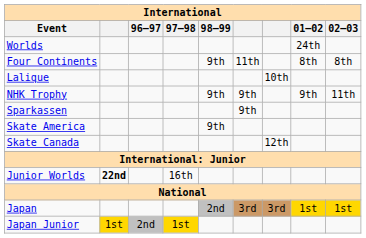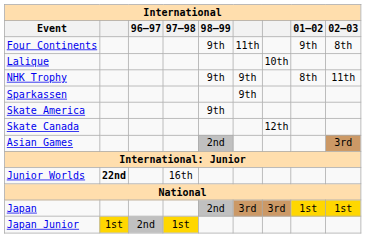- row: (25, 45)
(308, 61) 8th -> (308, 45) 9th
(308, 94) 9th -> (308, 78) 8th
+ row: (40, 143)
